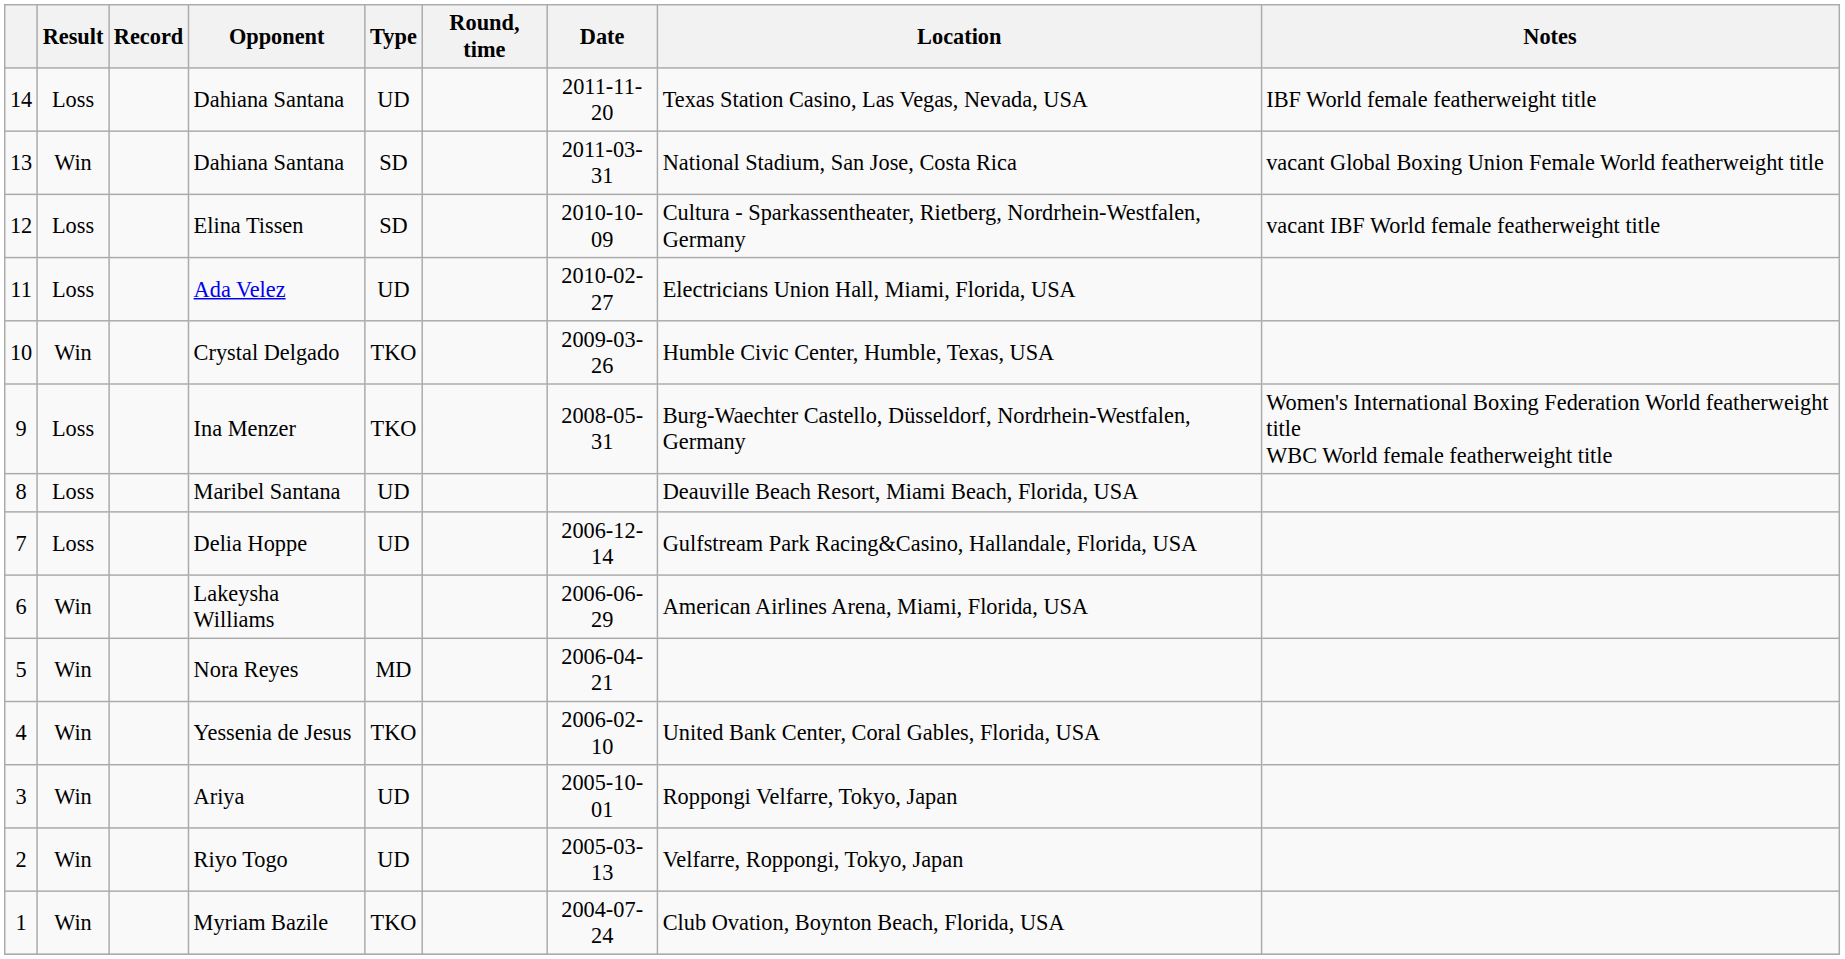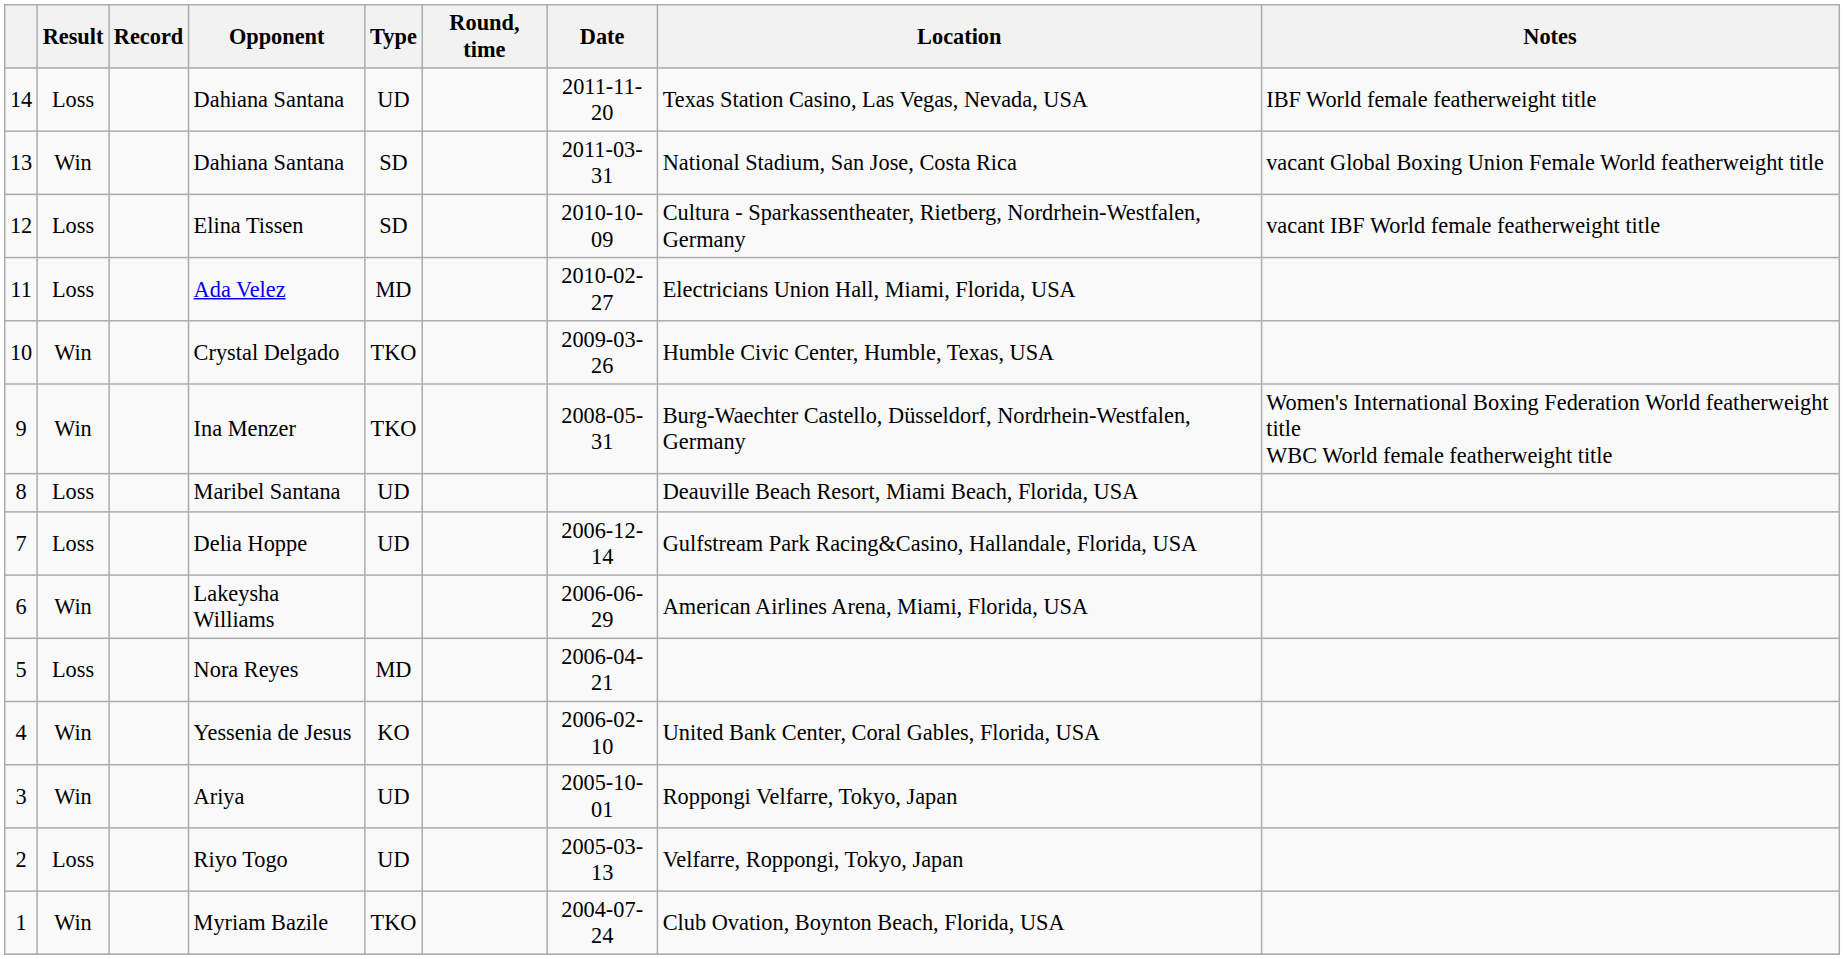(393, 289) UD -> (393, 289) MD
(73, 429) Loss -> (73, 429) Win
(73, 669) Win -> (73, 669) Loss
(393, 732) TKO -> (393, 732) KO
(73, 859) Win -> (73, 859) Loss
